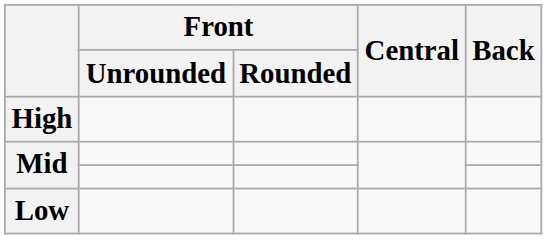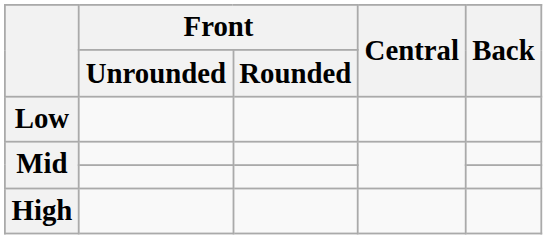rows swapped: (42, 118) <-> (42, 210)
